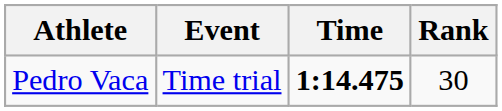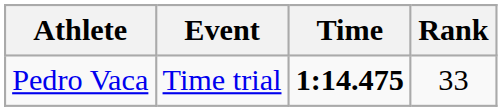(453, 79) 30 -> (453, 79) 33
